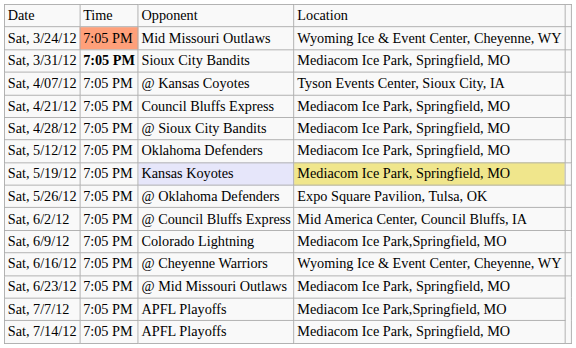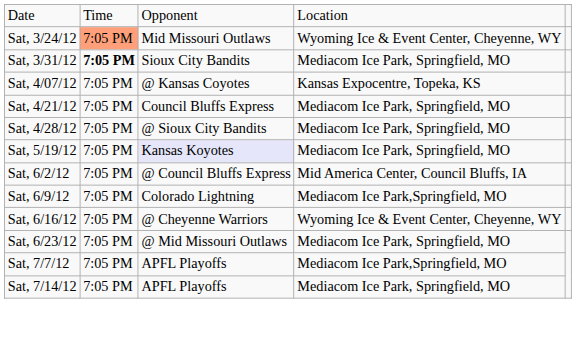(401, 83) Tyson Events Center, Sioux City, IA -> (389, 83) Kansas Expocentre, Topeka, KS
- row: (42, 151)
(404, 173) khaki background -> (404, 151) no background
- row: (42, 196)
